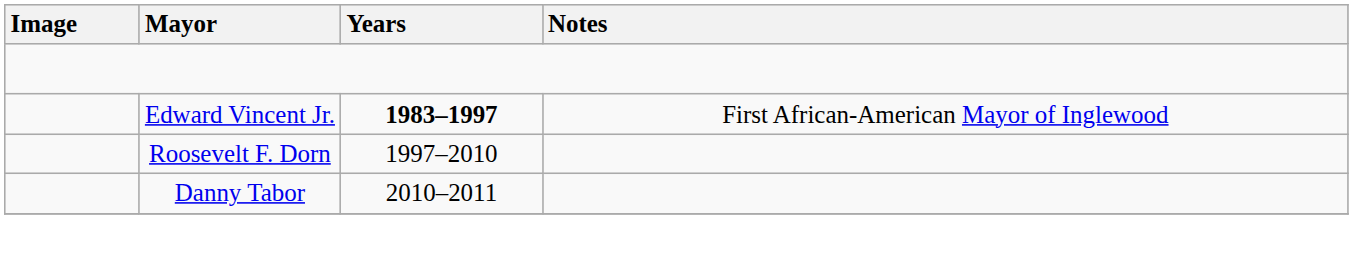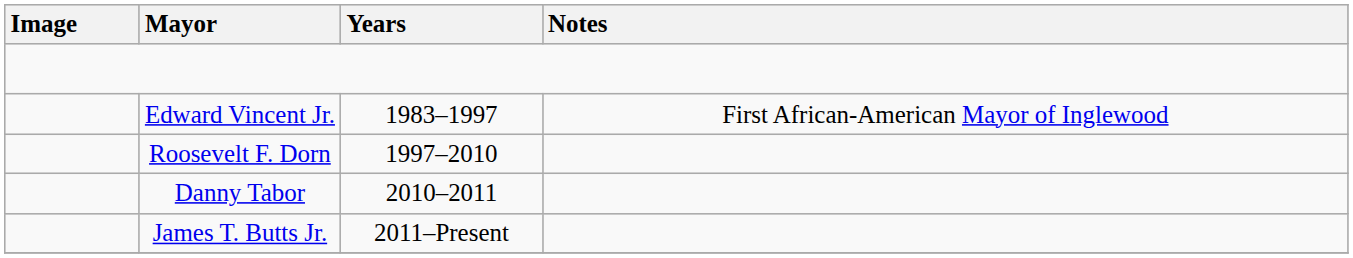(441, 113) bold -> (441, 113) normal
+ row: (240, 232)
